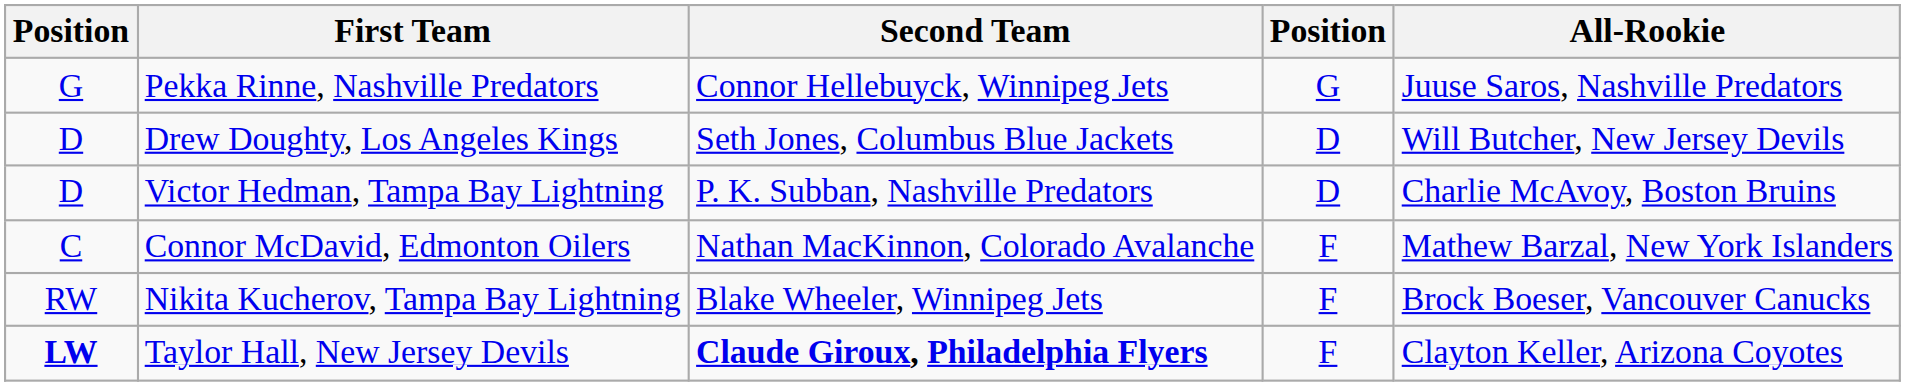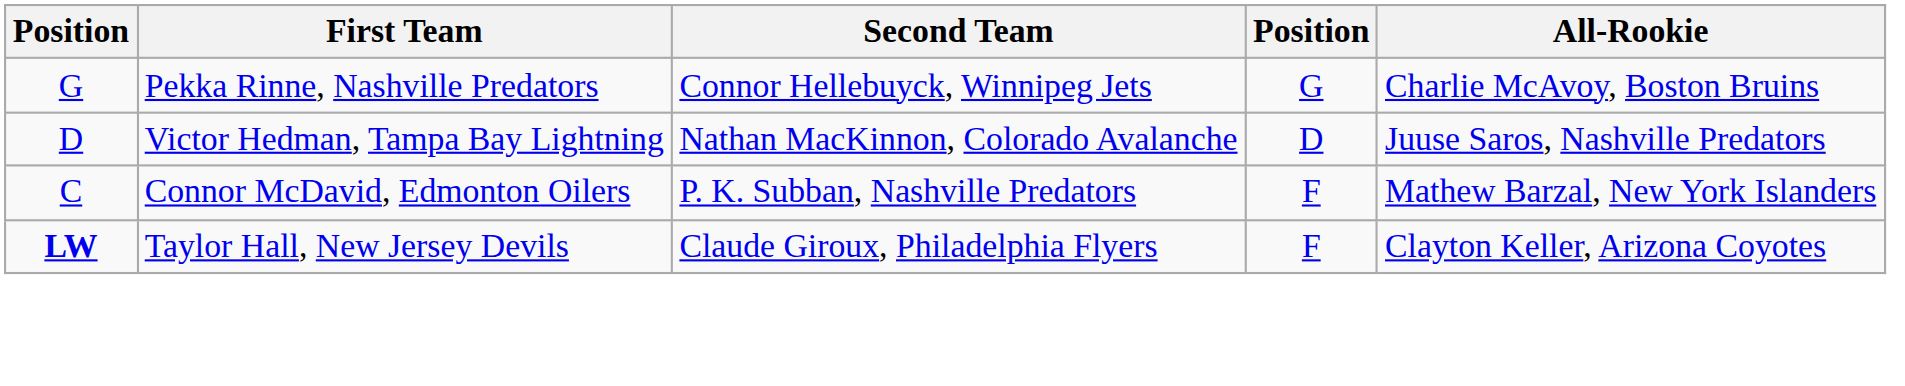(1622, 84) Juuse Saros, Nashville Predators -> (1602, 84) Charlie McAvoy, Boston Bruins
- row: (381, 138)
(924, 191) P. K. Subban, Nashville Predators -> (958, 138) Nathan MacKinnon, Colorado Avalanche
(1619, 191) Charlie McAvoy, Boston Bruins -> (1605, 138) Juuse Saros, Nashville Predators
(975, 245) Nathan MacKinnon, Colorado Avalanche -> (908, 191) P. K. Subban, Nashville Predators
- row: (413, 298)
(952, 352) bold -> (919, 245) normal
